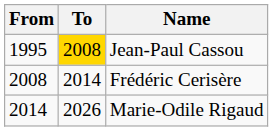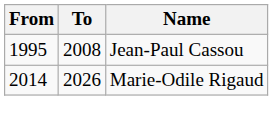(82, 49) gold background -> (82, 49) no background
- row: (176, 79)
